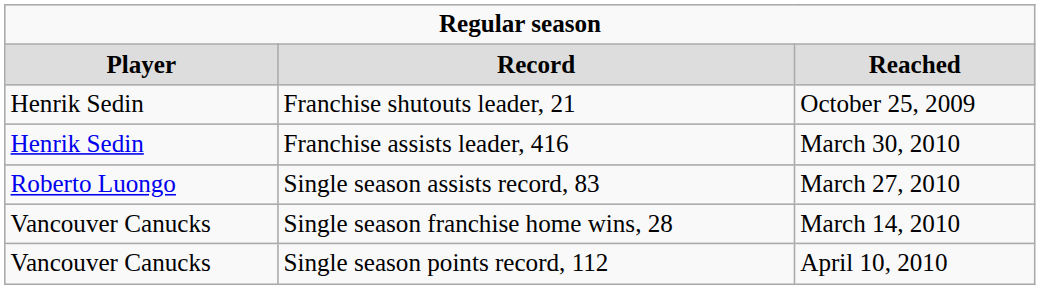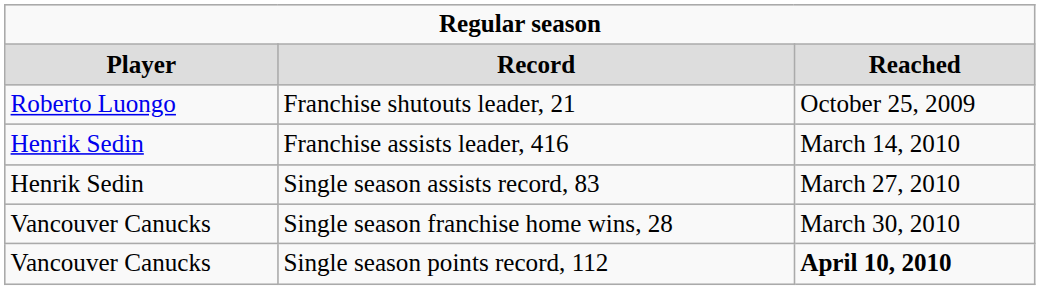(77, 104) Henrik Sedin -> (93, 104) Roberto Luongo
(880, 143) March 30, 2010 -> (880, 143) March 14, 2010
(93, 183) Roberto Luongo -> (77, 183) Henrik Sedin
(880, 223) March 14, 2010 -> (880, 223) March 30, 2010
(874, 263) normal -> (876, 263) bold
